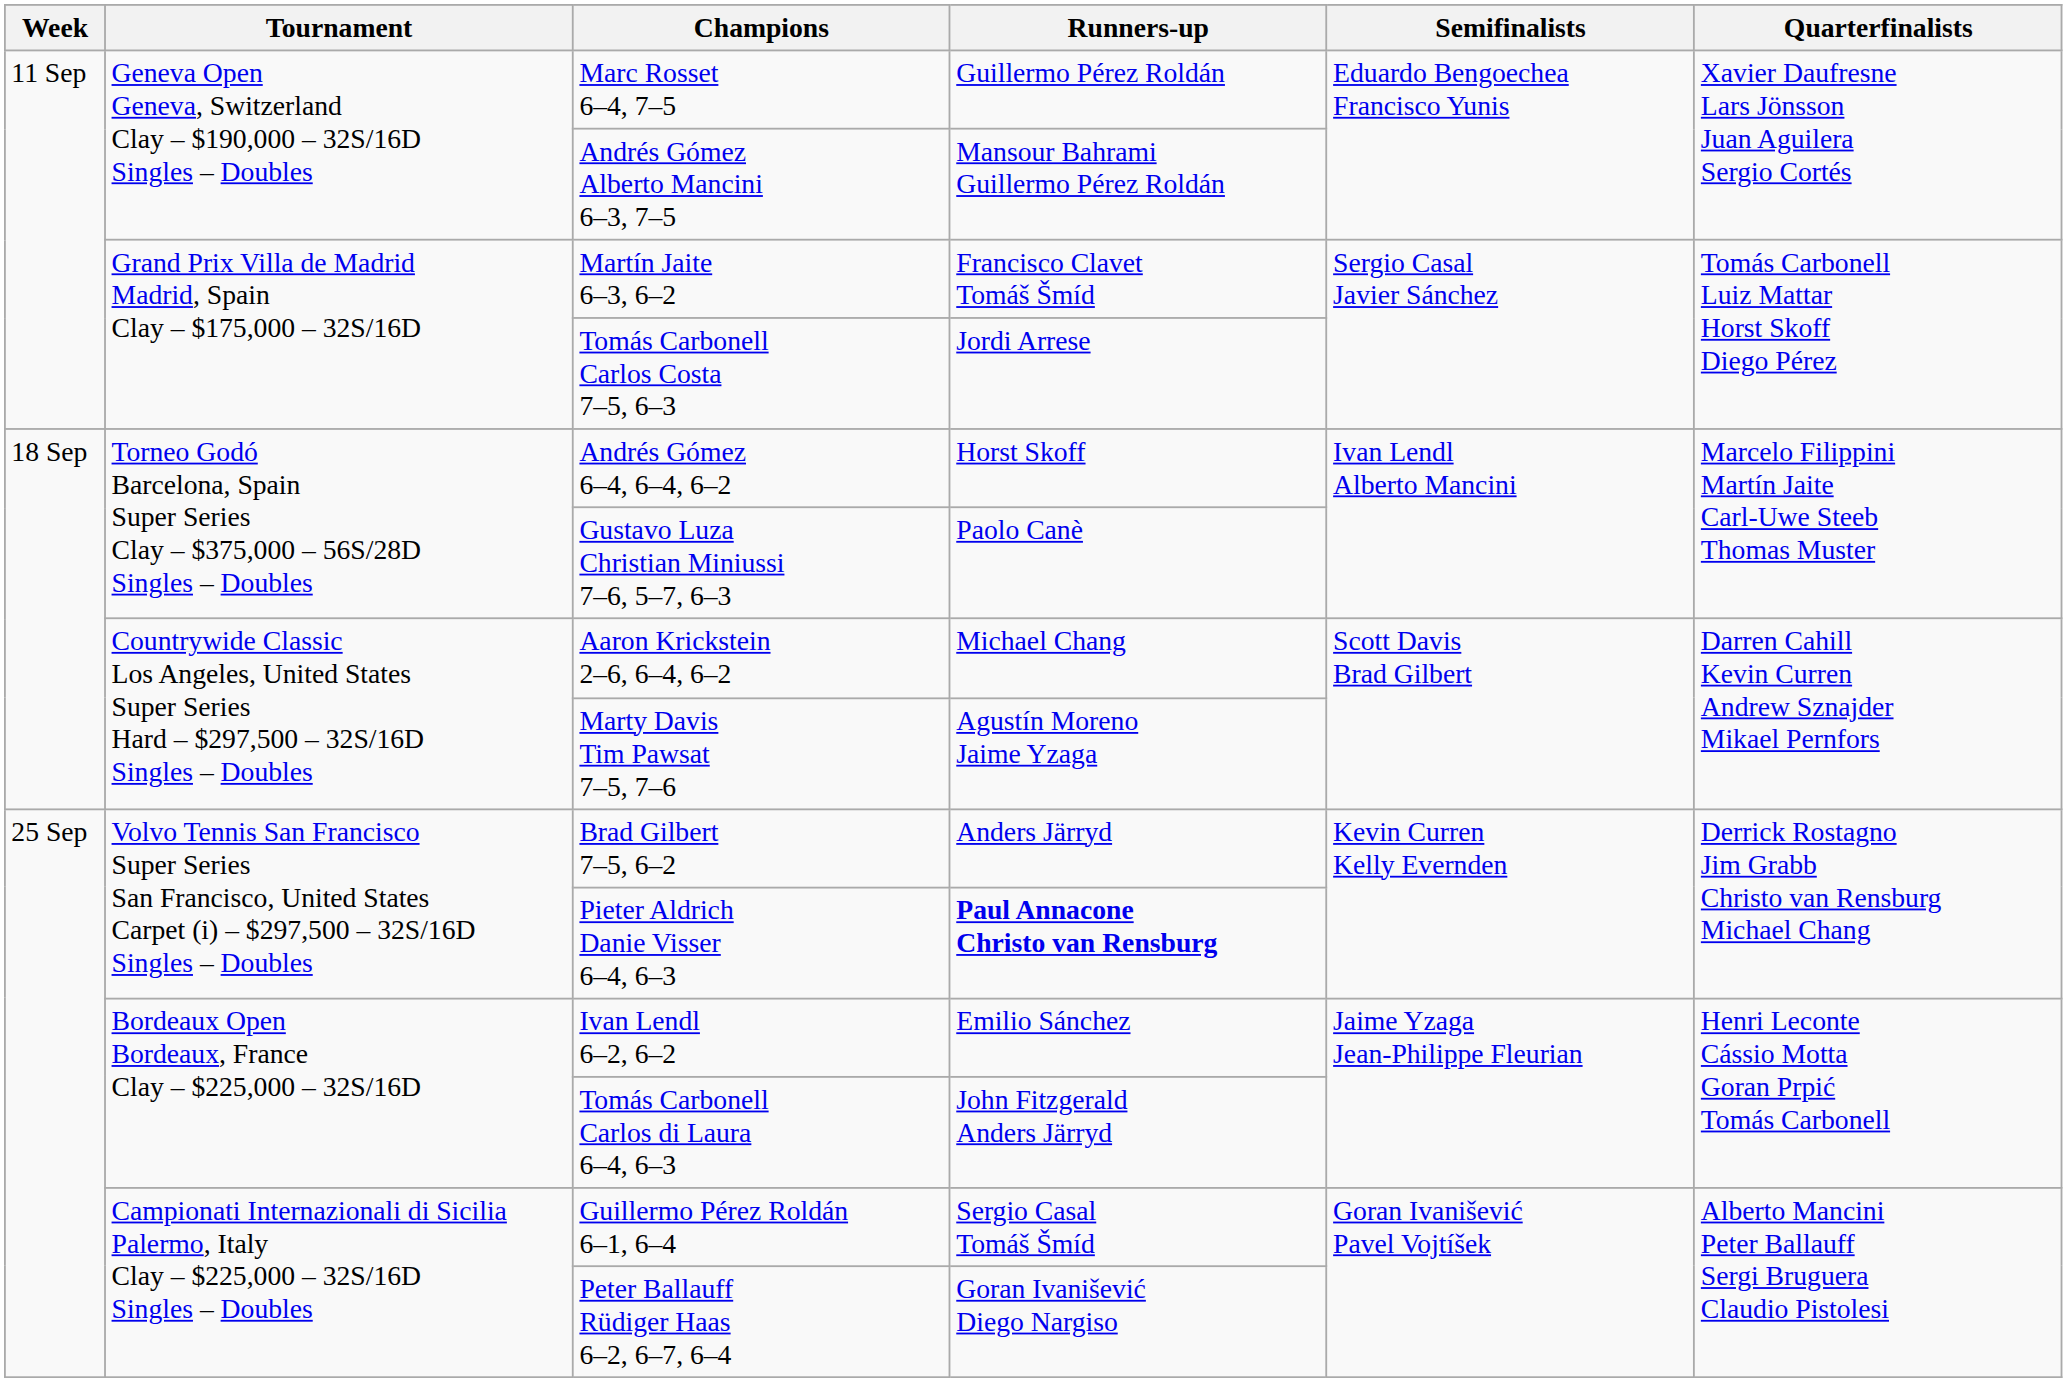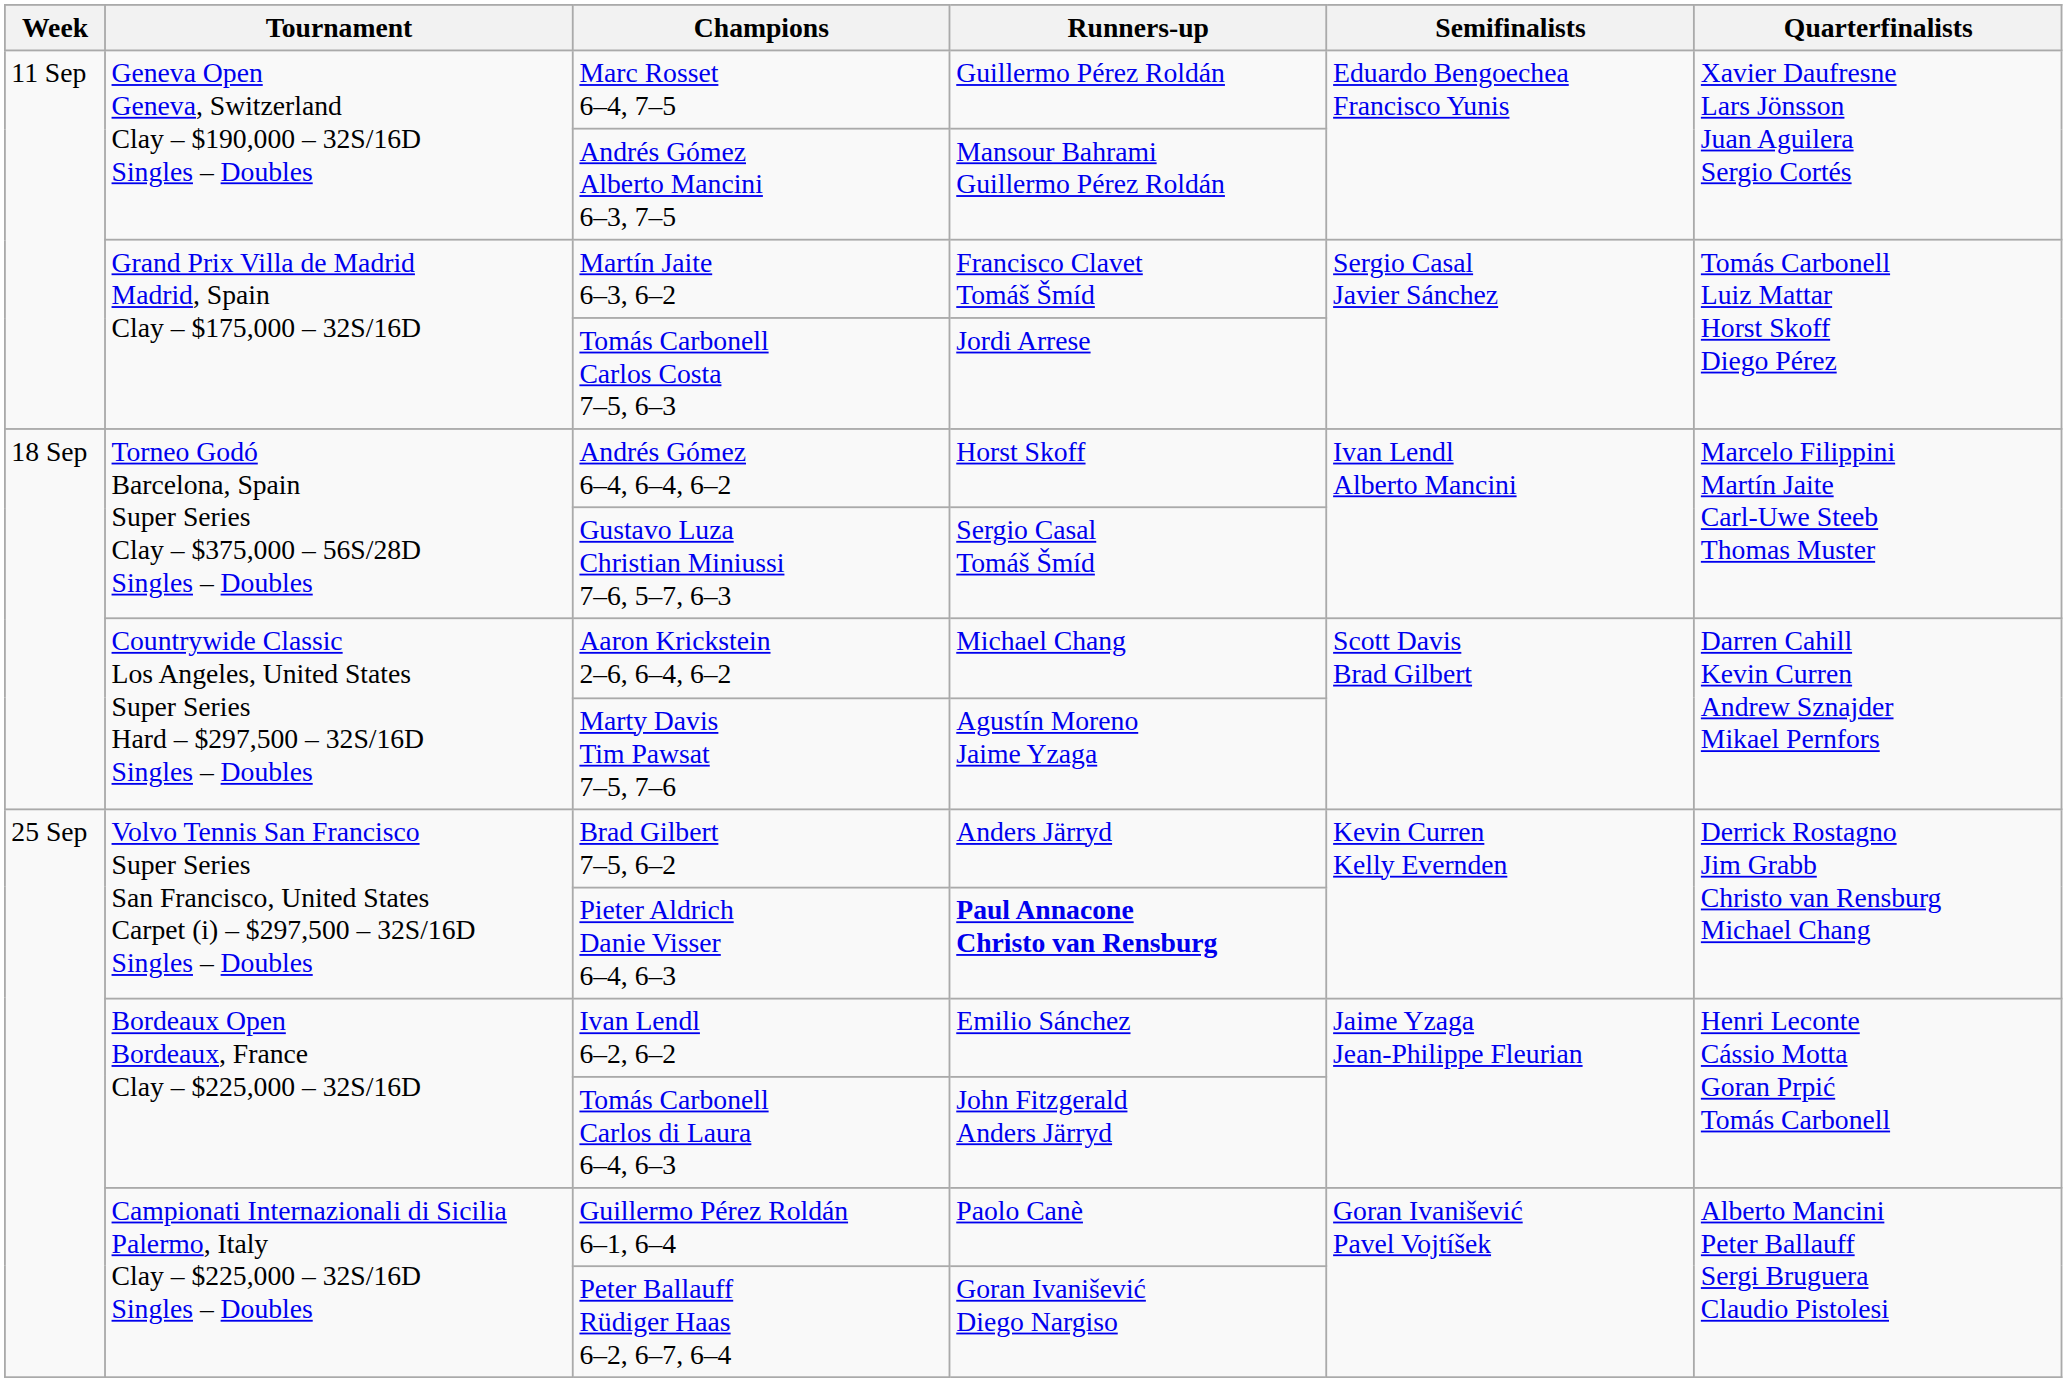(1020, 530) Paolo Canè -> (1026, 546) Sergio Casal Tomáš Šmíd
(1026, 1226) Sergio Casal Tomáš Šmíd -> (1020, 1210) Paolo Canè
